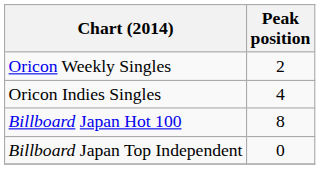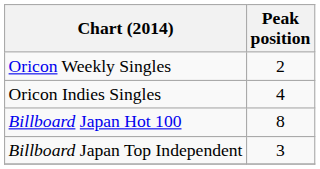(280, 149) 0 -> (280, 149) 3
